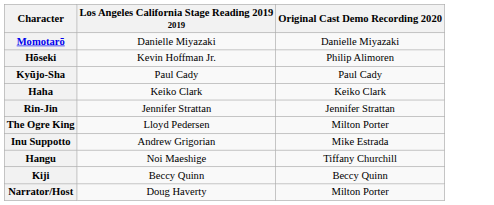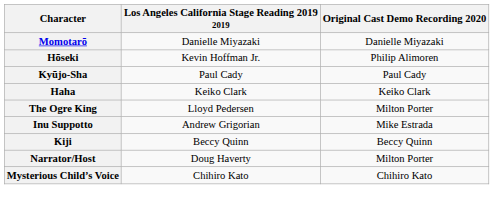- row: (41, 108)
- row: (41, 158)
+ row: (63, 175)
